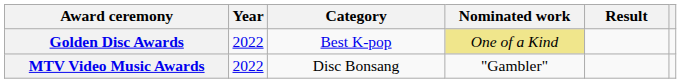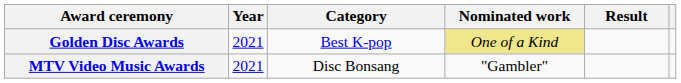(248, 41) 2022 -> (248, 41) 2021
(248, 66) 2022 -> (248, 66) 2021
